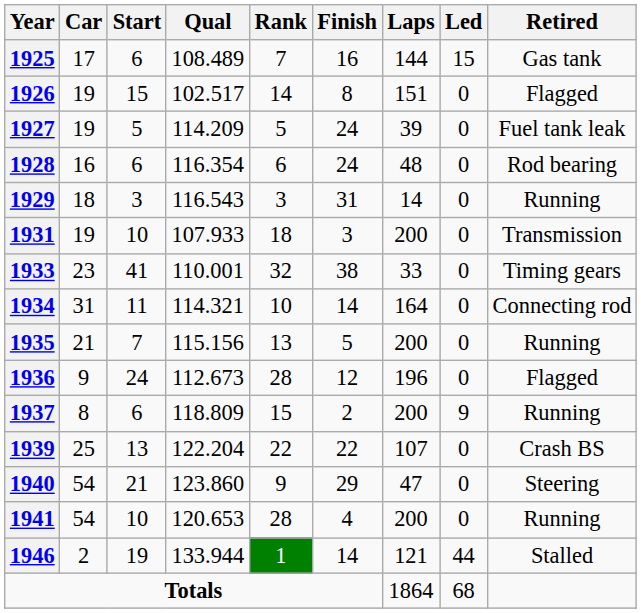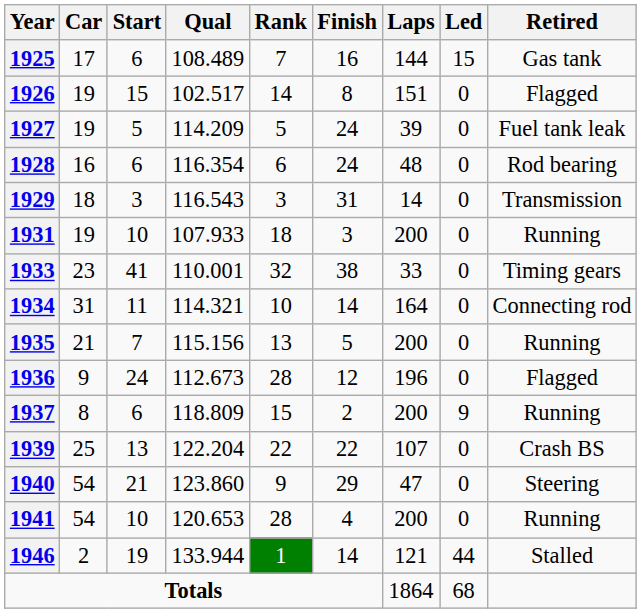(562, 199) Running -> (562, 199) Transmission
(562, 235) Transmission -> (562, 235) Running
